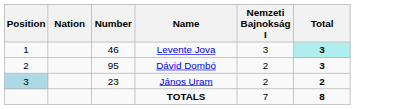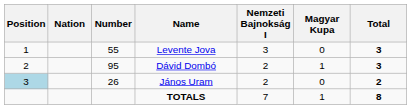+ column: (322, 23)
(113, 50) 46 -> (113, 50) 55
(322, 50) paleturquoise background -> (379, 50) no background
(113, 81) 23 -> (113, 81) 26
